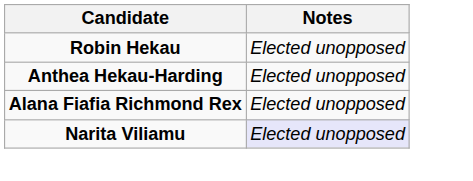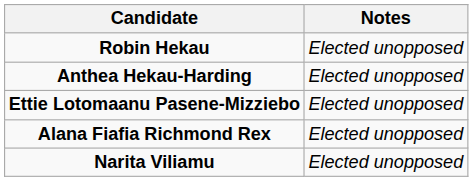+ row: (154, 104)
(328, 133) lavender background -> (386, 162) no background
